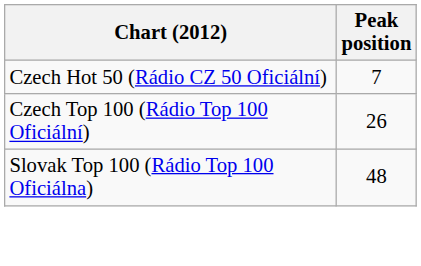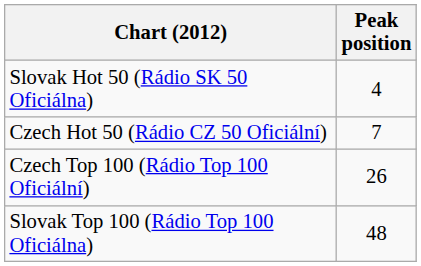+ row: (128, 88)
